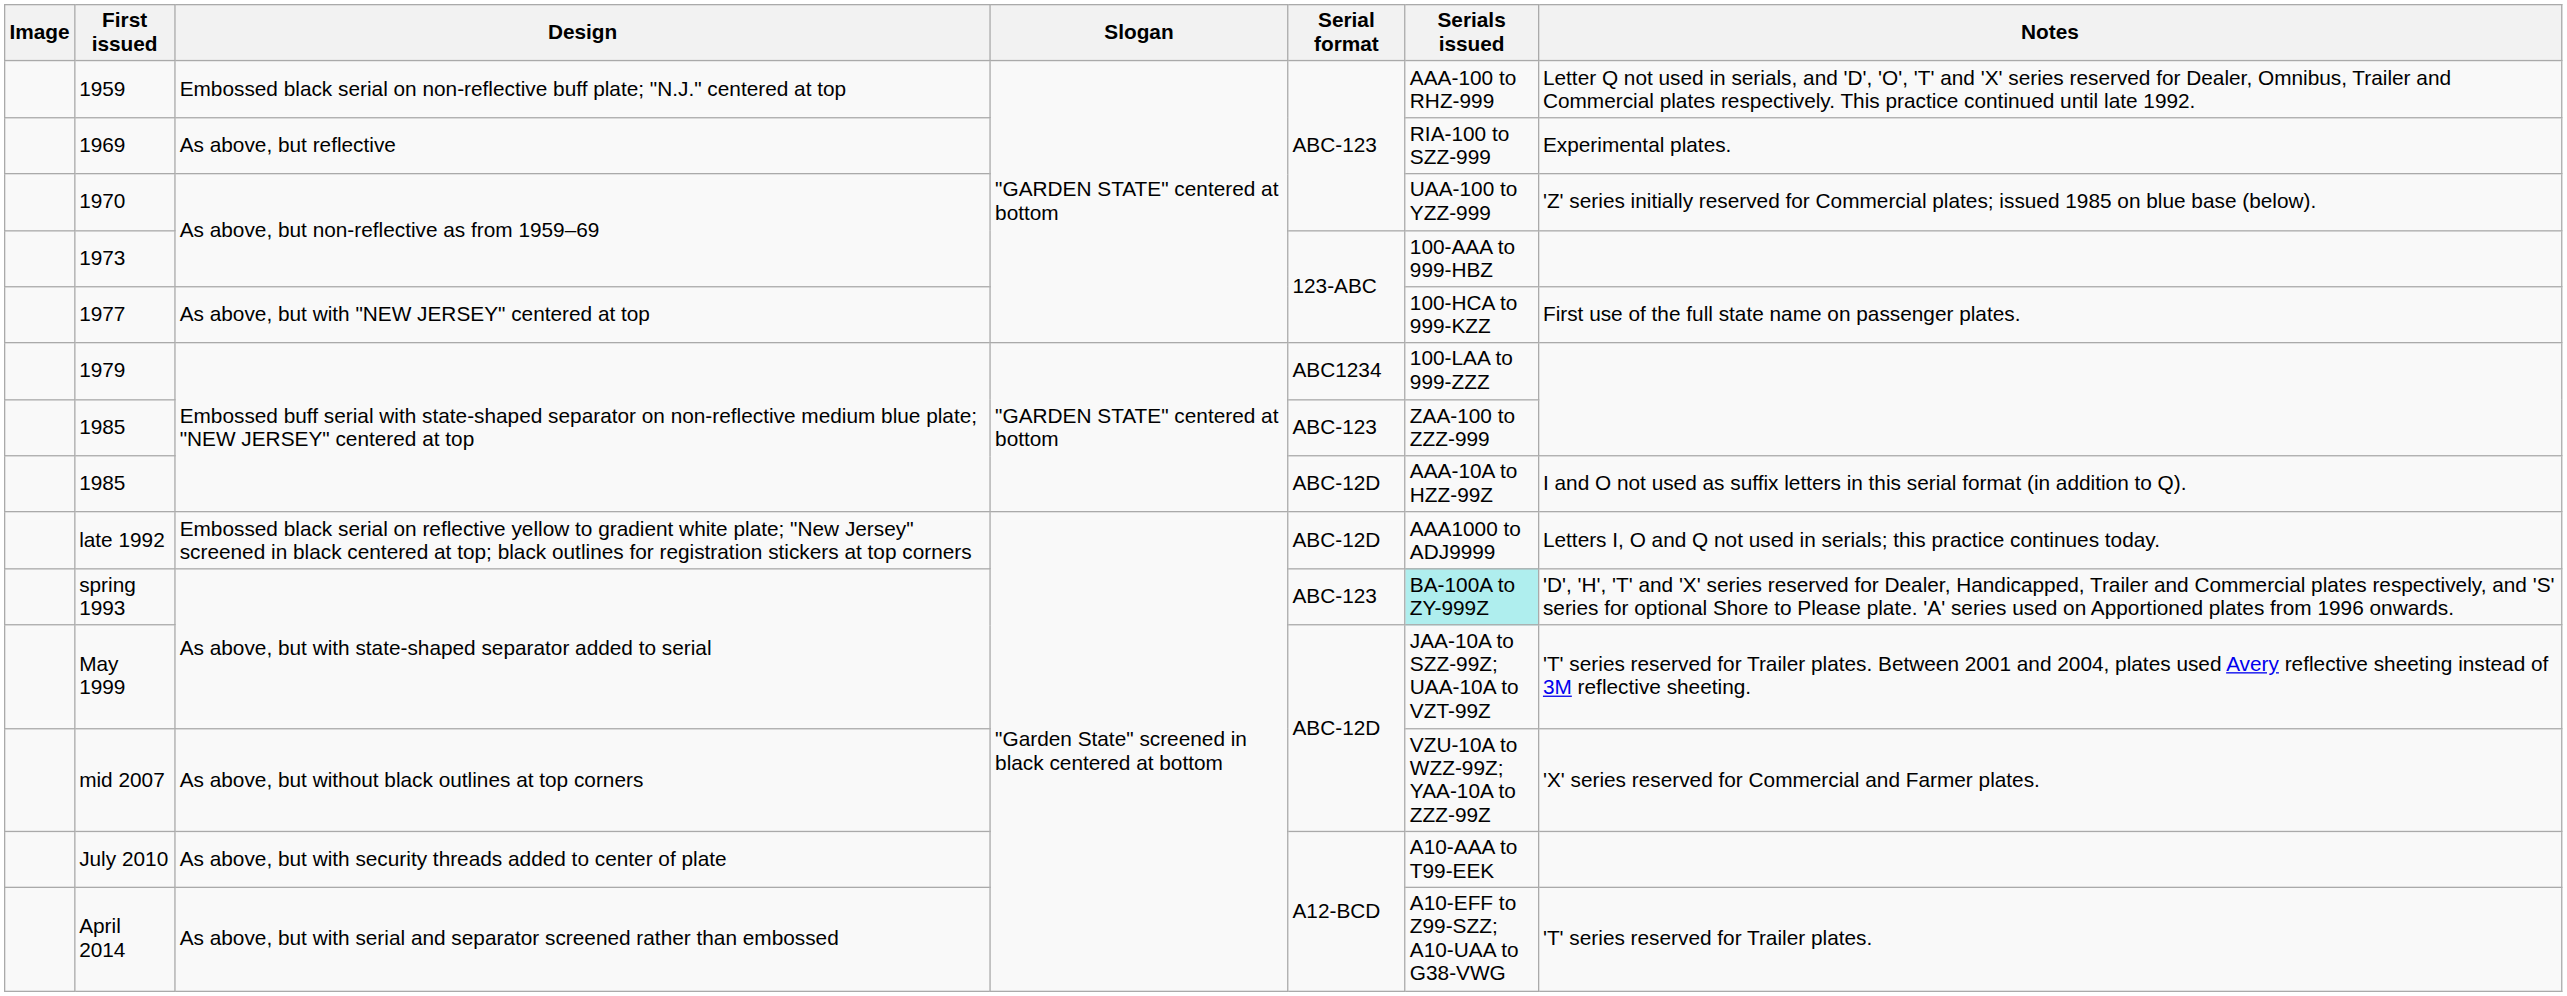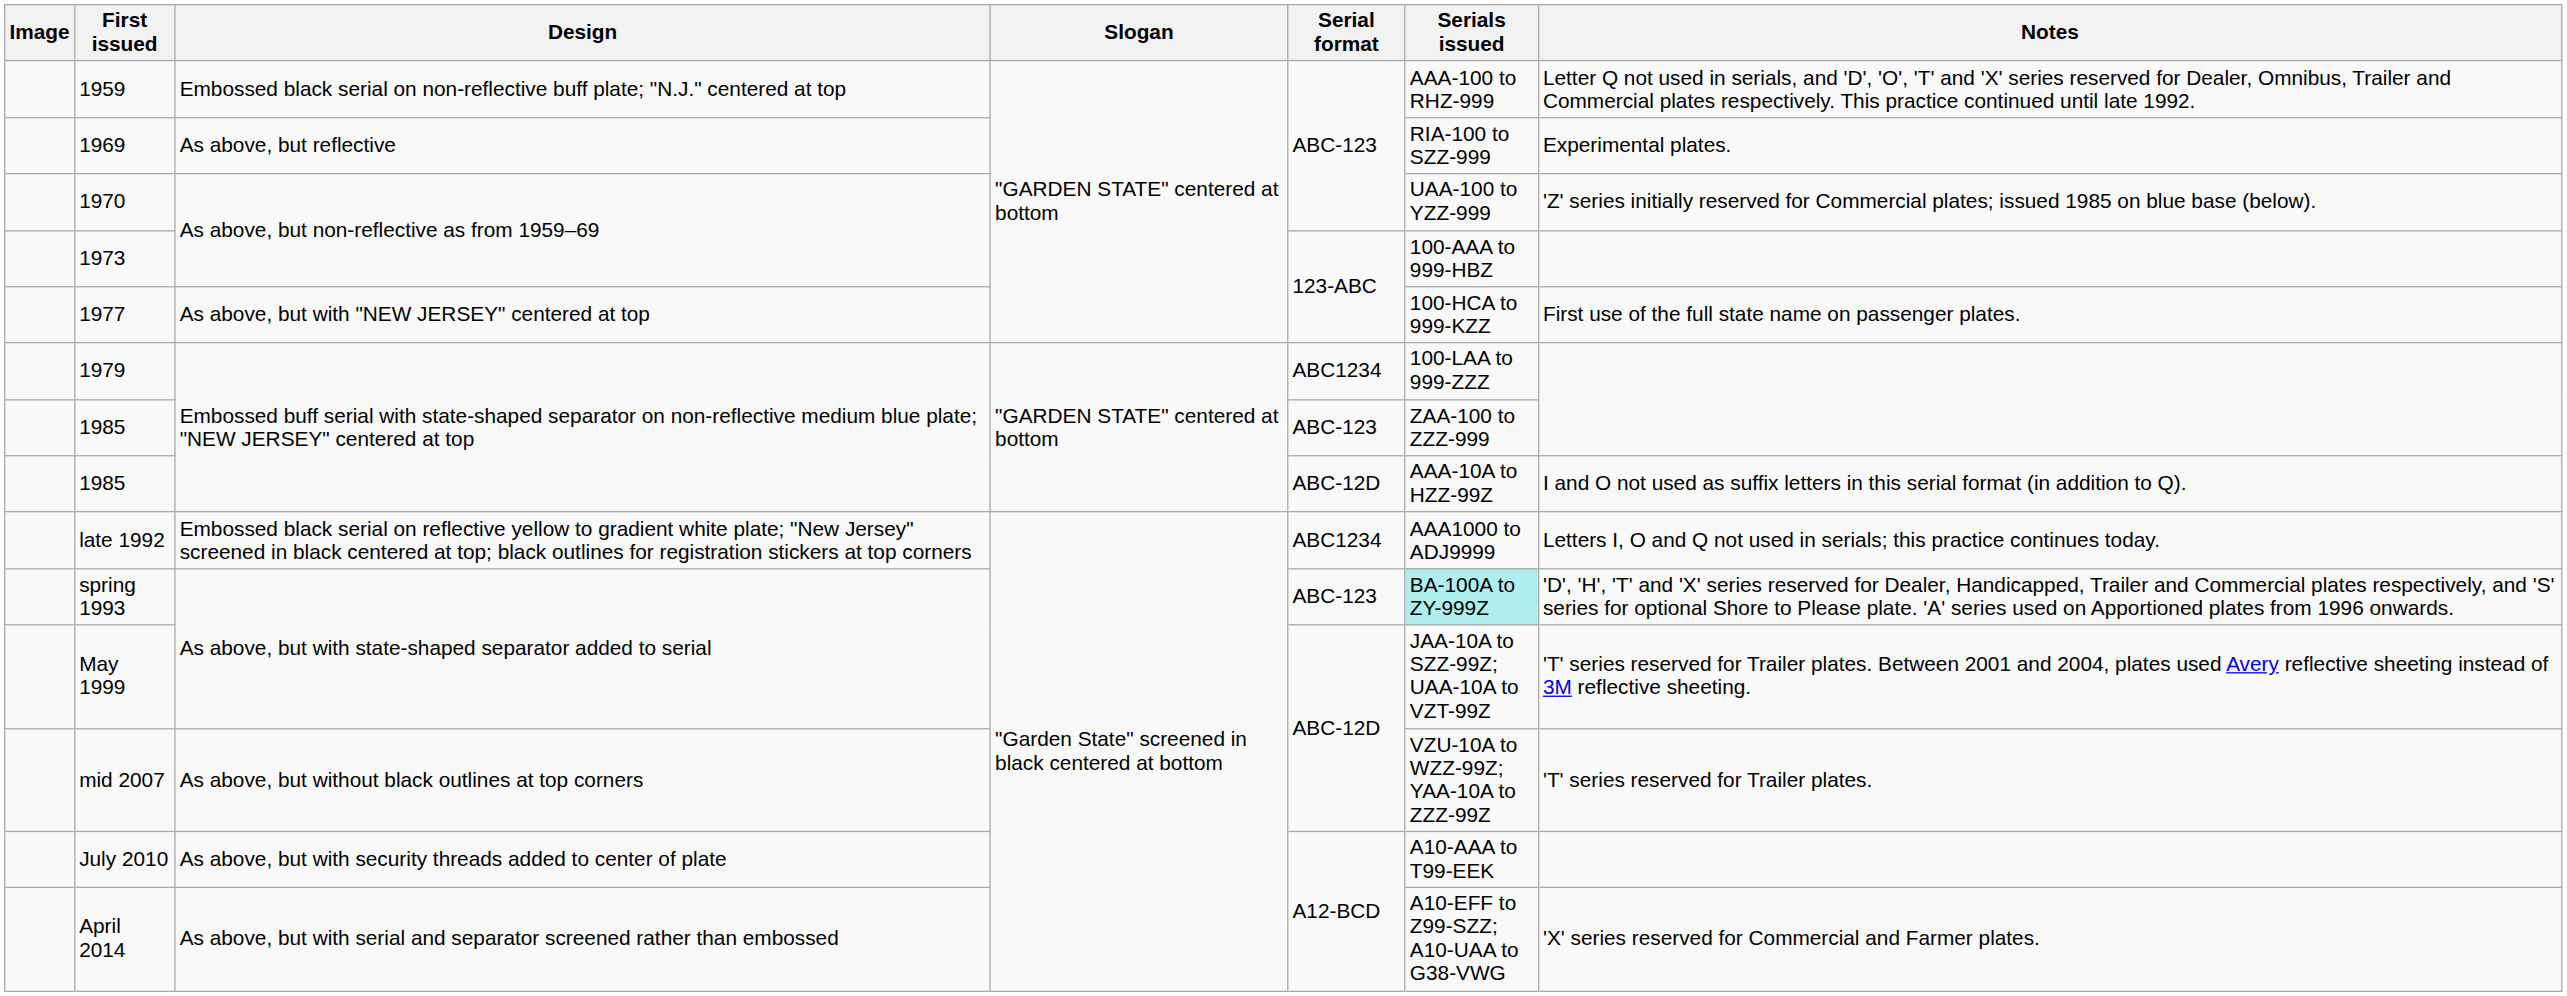(1336, 540) ABC-12D -> (1337, 540) ABC1234
(1791, 779) 'X' series reserved for Commercial and Farmer plates. -> (1708, 779) 'T' series reserved for Trailer plates.
(1708, 939) 'T' series reserved for Trailer plates. -> (1791, 939) 'X' series reserved for Commercial and Farmer plates.
